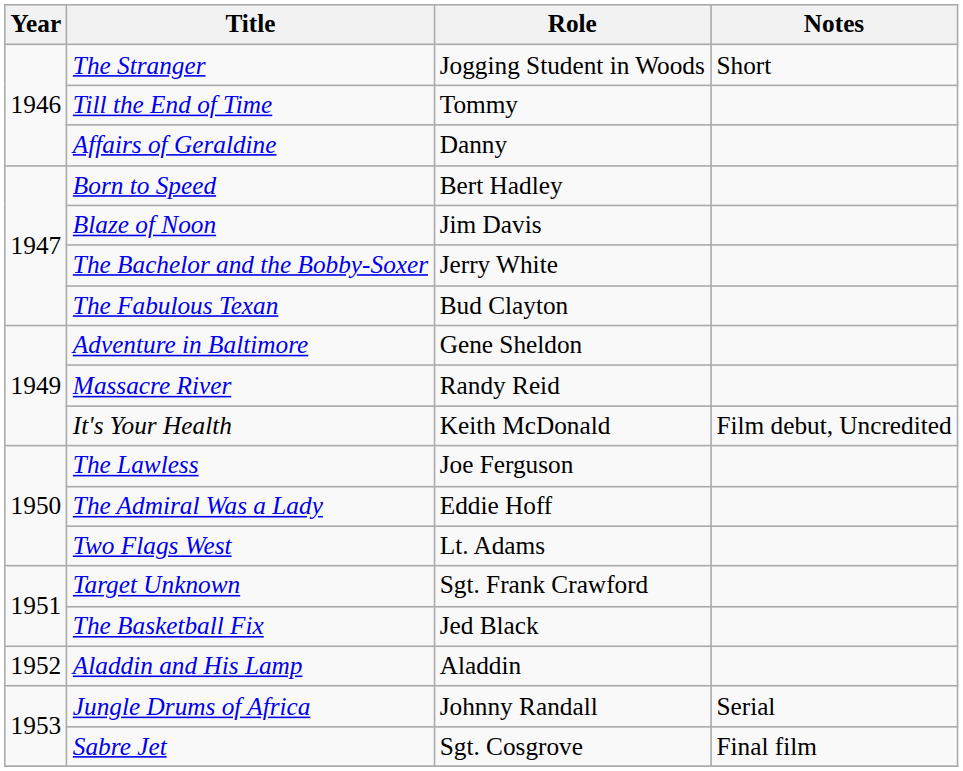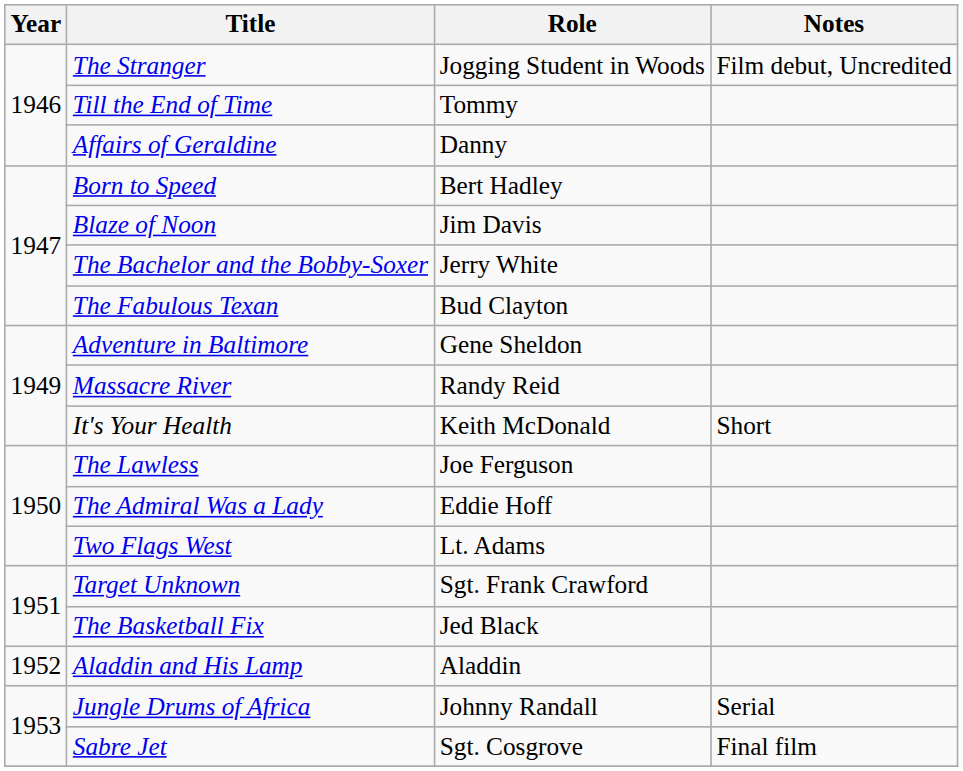(744, 64) Short -> (834, 64) Film debut, Uncredited
(834, 425) Film debut, Uncredited -> (744, 425) Short
